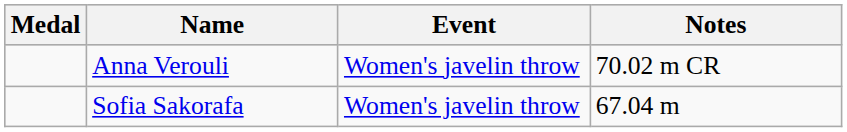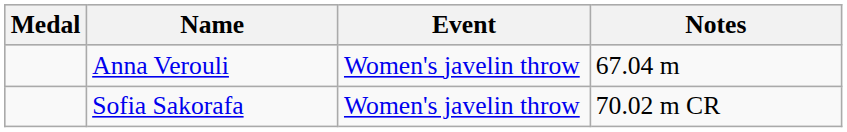(658, 65) 70.02 m CR -> (638, 65) 67.04 m
(638, 106) 67.04 m -> (658, 106) 70.02 m CR
